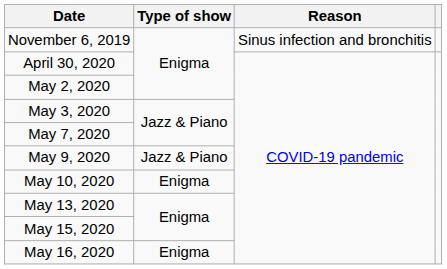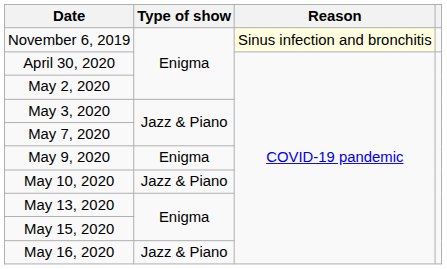(335, 39) no background -> (335, 39) lightyellow background
(184, 157) Jazz & Piano -> (184, 157) Enigma
(184, 181) Enigma -> (184, 181) Jazz & Piano
(184, 252) Enigma -> (184, 252) Jazz & Piano
